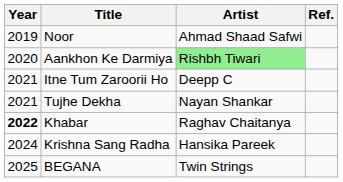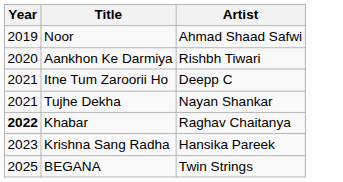- column: (321, 15)
(220, 58) lightgreen background -> (220, 58) no background
(23, 144) 2024 -> (23, 144) 2023
